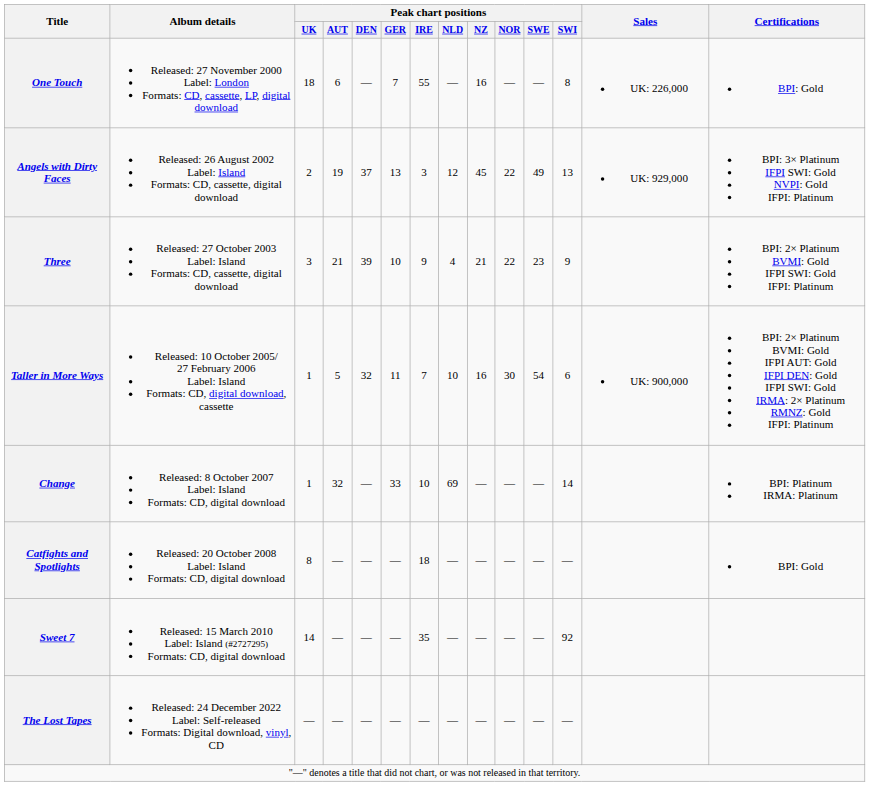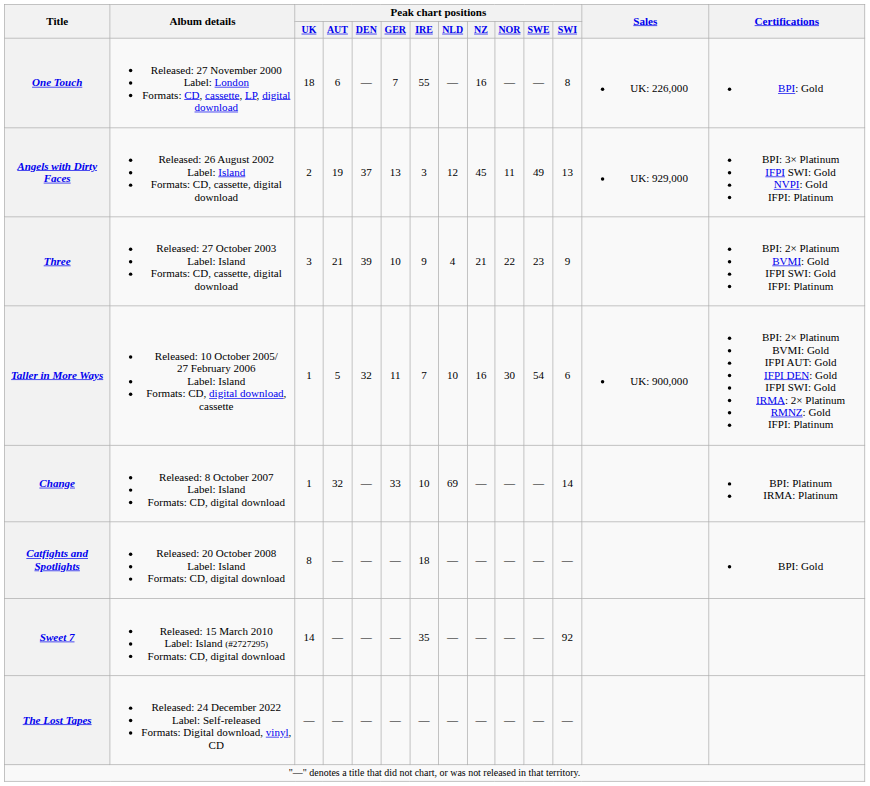(509, 172) 22 -> (509, 172) 11
